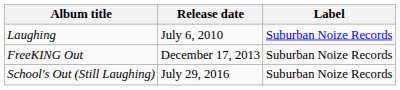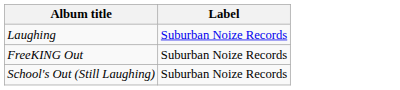- column: (211, 14)
